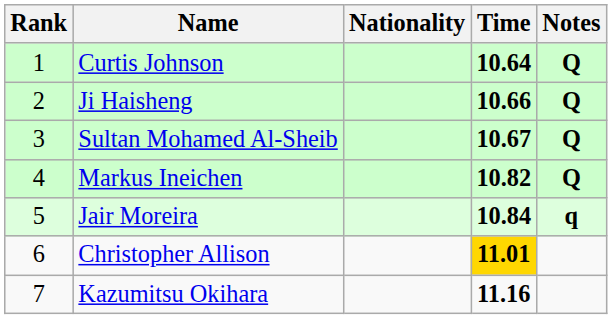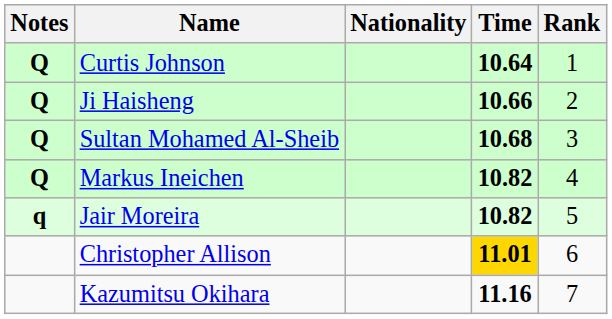columns swapped: (39, 23) <-> (571, 23)
(504, 139) 10.67 -> (505, 139) 10.68
(504, 216) 10.84 -> (505, 216) 10.82
